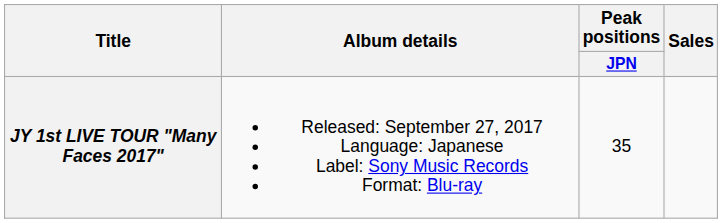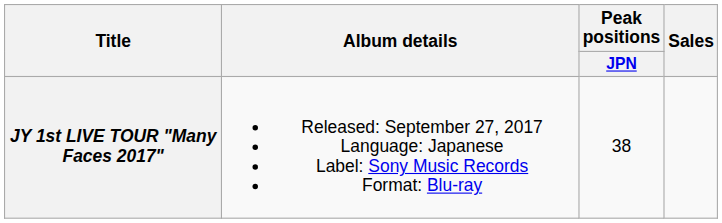(621, 147) 35 -> (621, 147) 38
